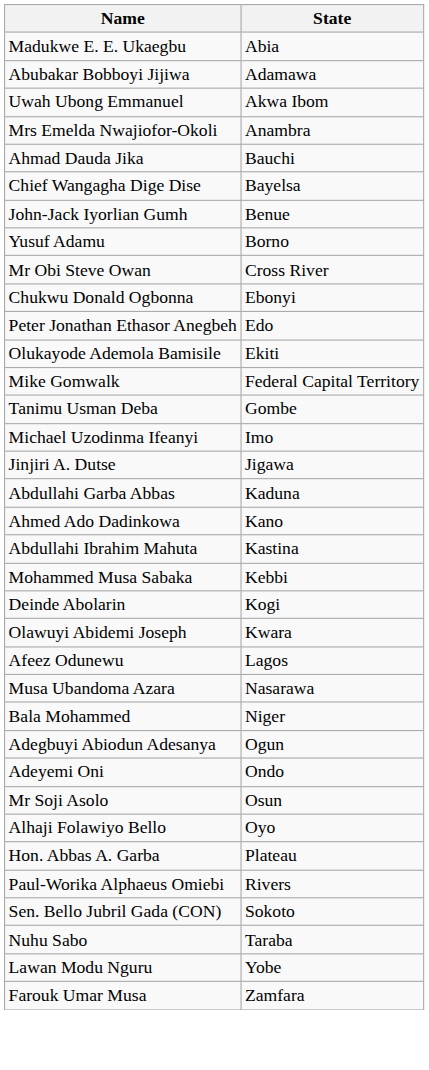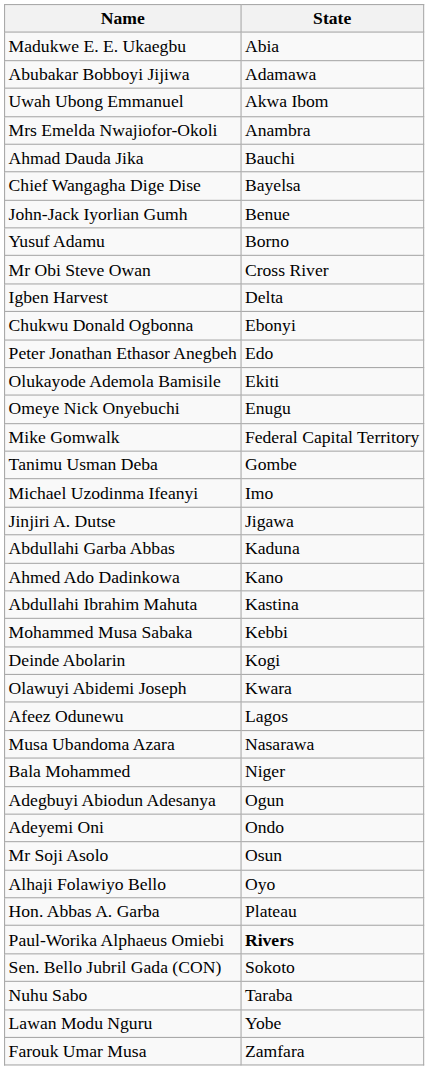+ row: (58, 297)
+ row: (94, 409)
(268, 883) normal -> (269, 939) bold
